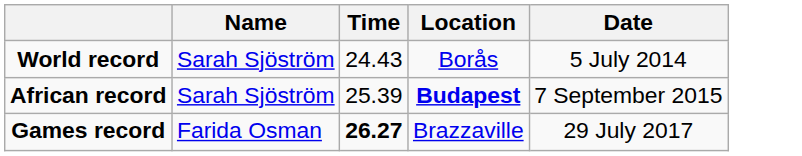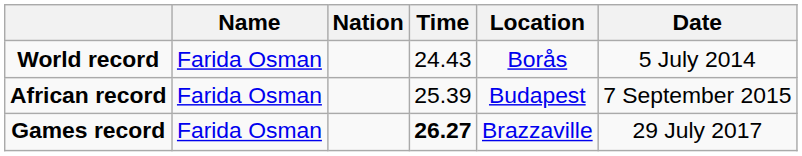+ column: (368, 22)
(256, 58) Sarah Sjöström -> (249, 58) Farida Osman
(256, 95) Sarah Sjöström -> (249, 95) Farida Osman
(468, 95) bold -> (537, 95) normal
